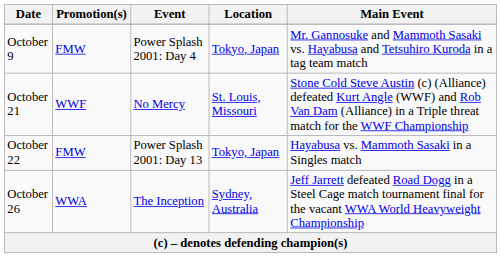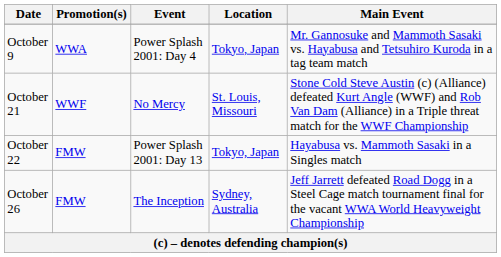(70, 48) FMW -> (71, 48) WWA
(71, 201) WWA -> (70, 201) FMW
